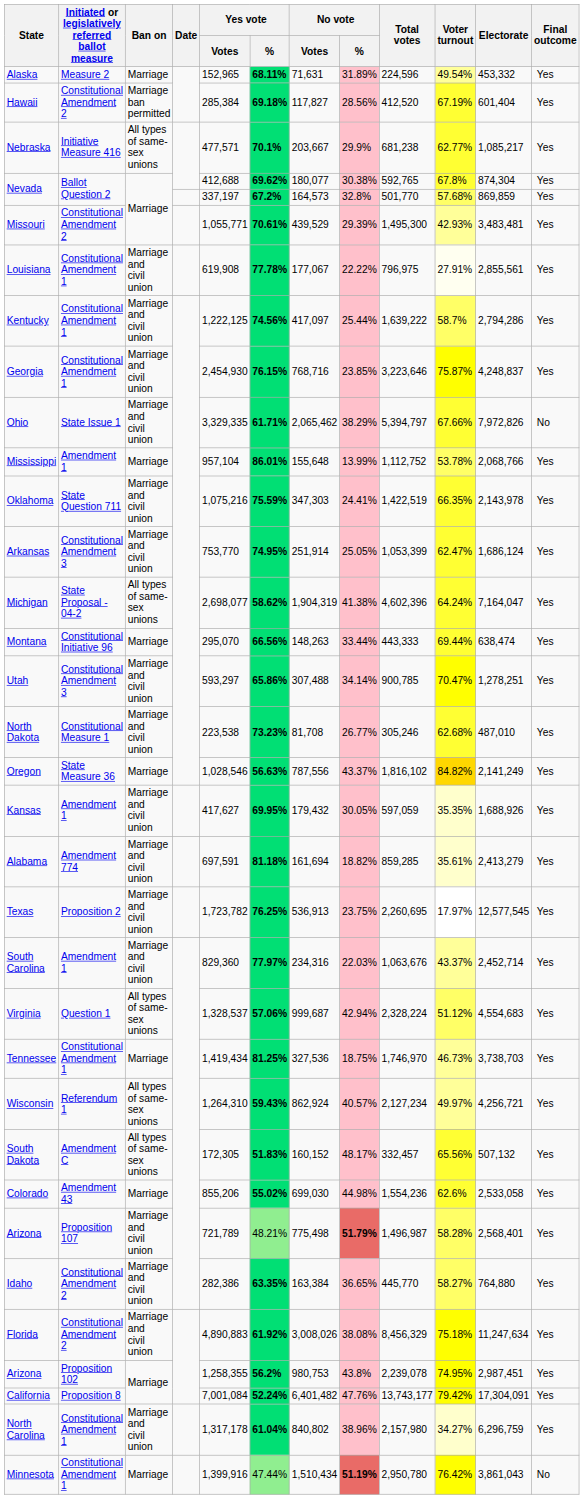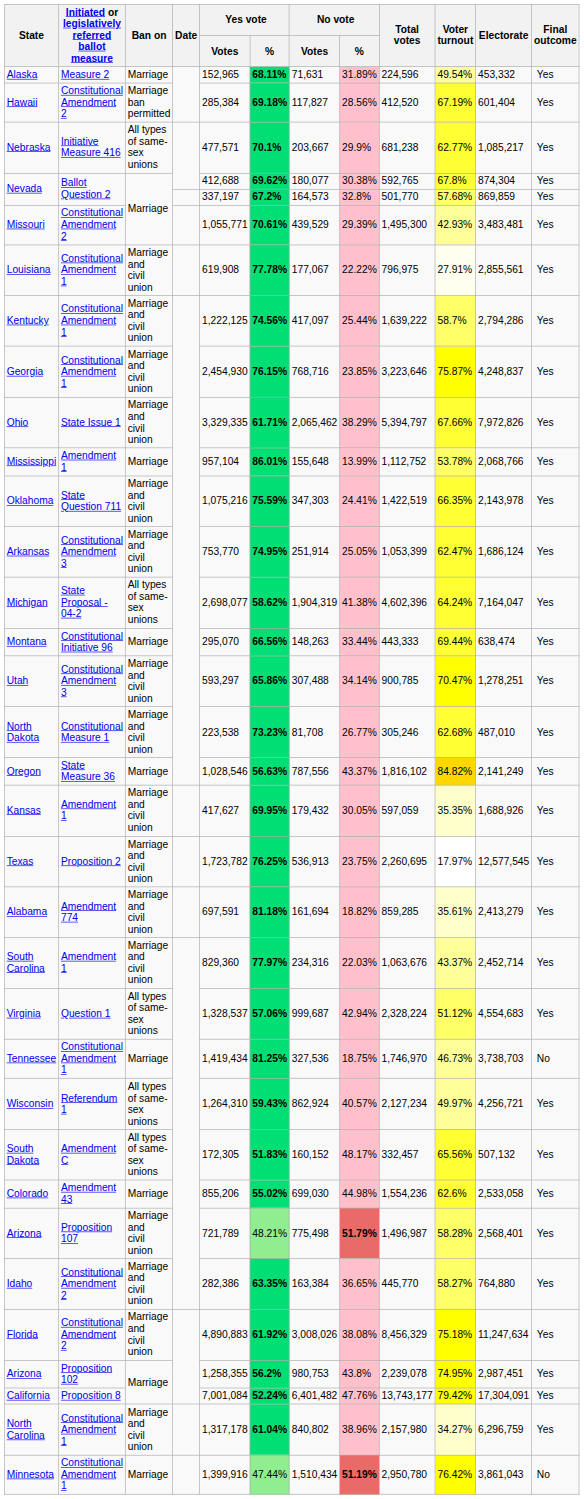(542, 422) No -> (544, 422) Yes
rows swapped: (20, 912) <-> (27, 861)
(544, 1059) Yes -> (542, 1059) No
